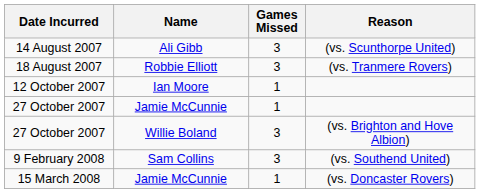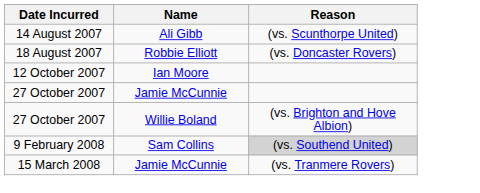- column: (277, 21)
(390, 67) (vs. Tranmere Rovers) -> (333, 54) (vs. Doncaster Rovers)
(390, 160) no background -> (333, 146) lightgrey background
(390, 179) (vs. Doncaster Rovers) -> (333, 165) (vs. Tranmere Rovers)
